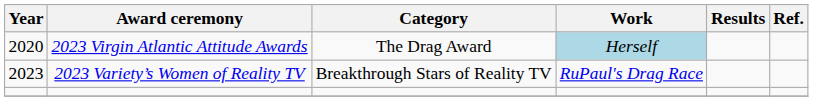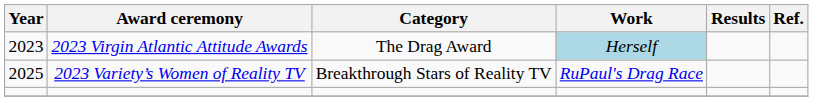(26, 45) 2020 -> (26, 45) 2023
(26, 73) 2023 -> (26, 73) 2025
